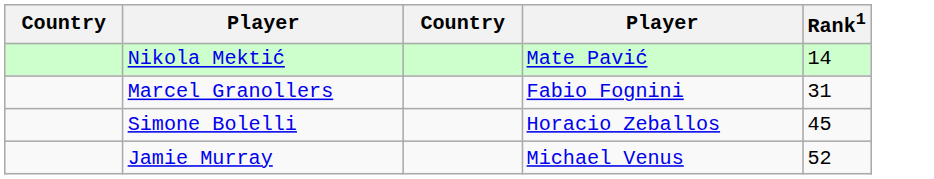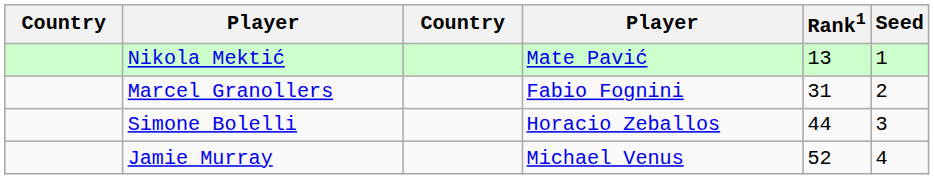+ column: (900, 24)
(820, 59) 14 -> (820, 59) 13
(820, 125) 45 -> (820, 125) 44
